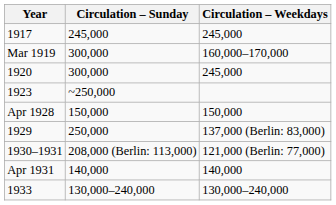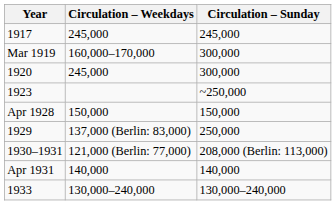columns swapped: (265, 14) <-> (132, 14)
